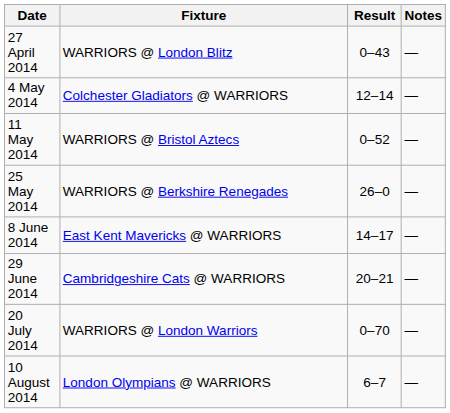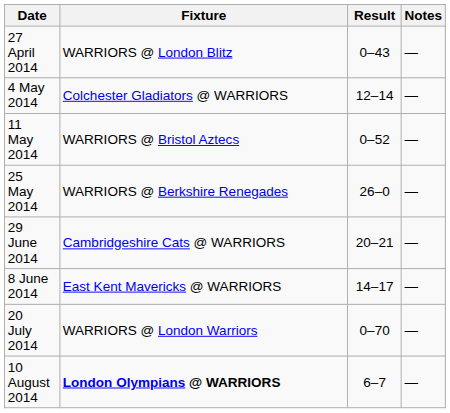rows swapped: (28, 235) <-> (23, 279)
(167, 382) normal -> (172, 382) bold
